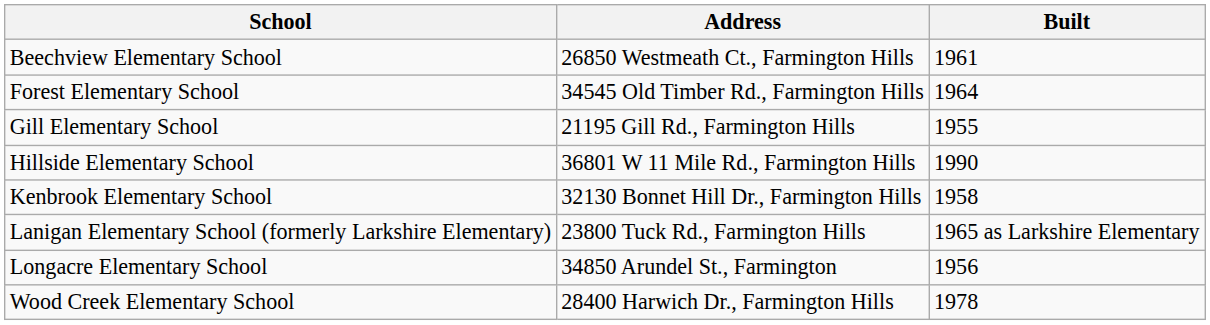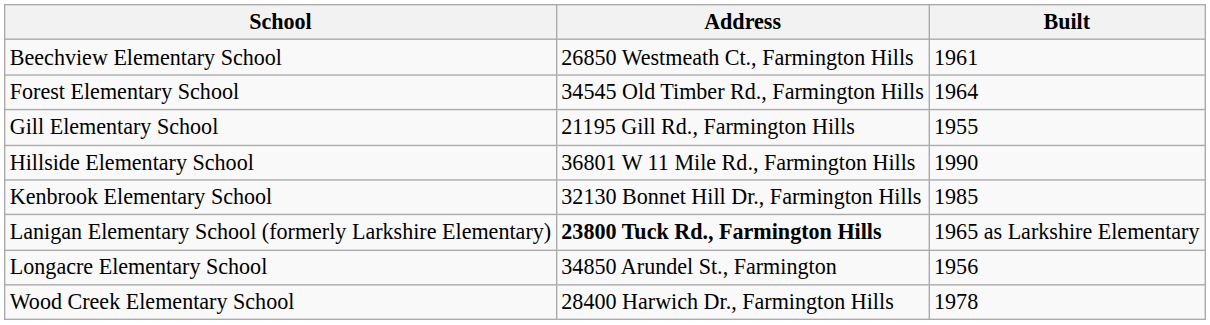(956, 197) 1958 -> (956, 197) 1985
(713, 232) normal -> (721, 232) bold
